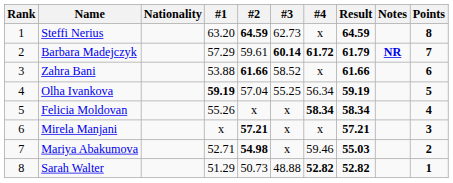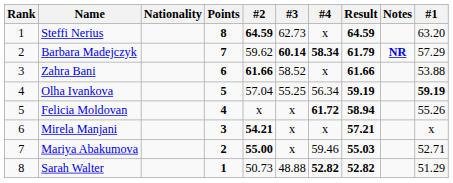columns swapped: (221, 14) <-> (429, 14)
(254, 52) 59.61 -> (259, 52) 59.62
(320, 52) 61.72 -> (325, 52) 58.34
(320, 110) 58.34 -> (325, 110) 61.72
(356, 110) 58.34 -> (361, 110) 58.94
(254, 129) 57.21 -> (259, 129) 54.21
(254, 149) 54.98 -> (259, 149) 55.00
